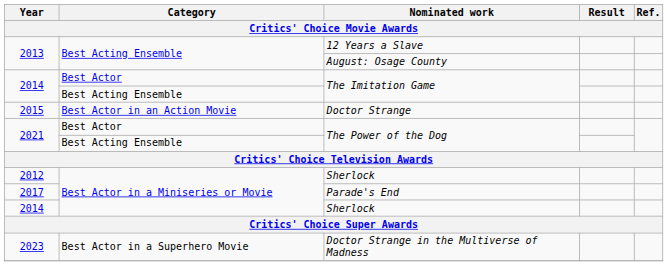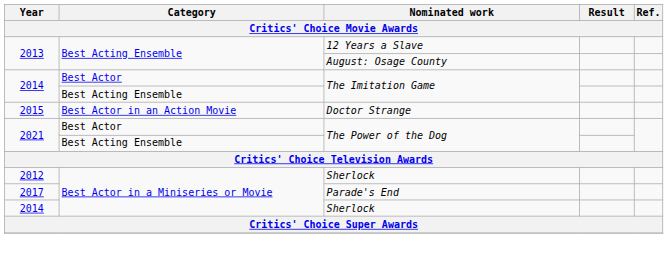- row: (155, 247)
